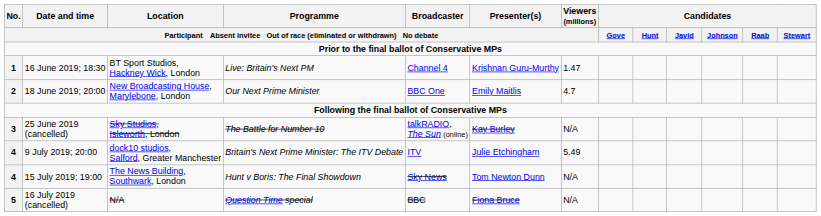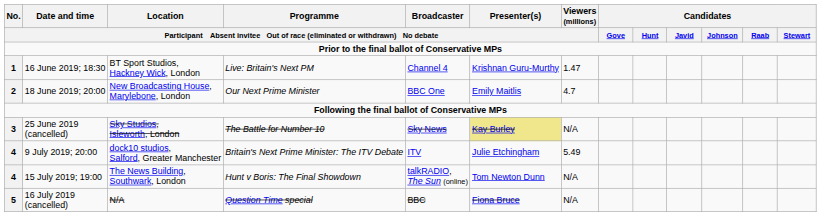(438, 129) talkRADIO, The Sun (online) -> (427, 129) Sky News
(493, 129) no background -> (493, 129) khaki background
(427, 176) Sky News -> (438, 176) talkRADIO, The Sun (online)
